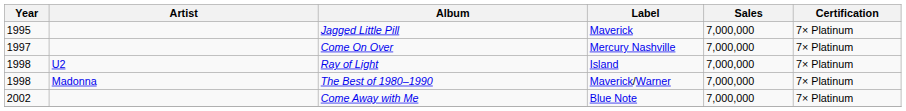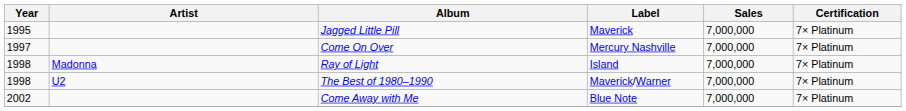(59, 64) U2 -> (74, 64) Madonna
(74, 81) Madonna -> (59, 81) U2
